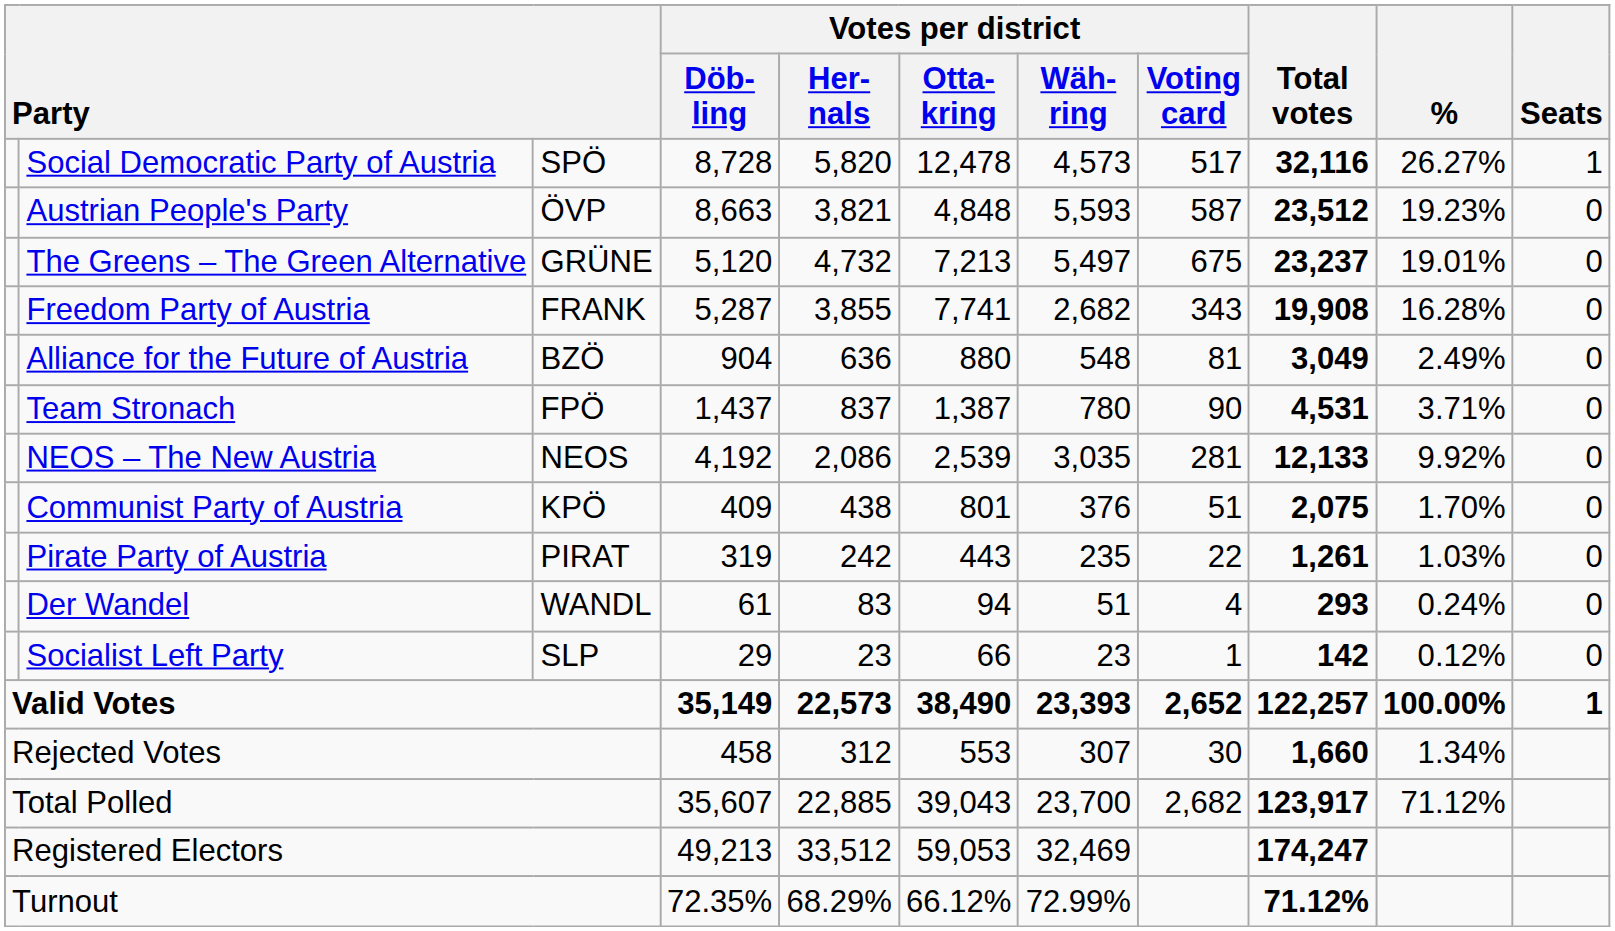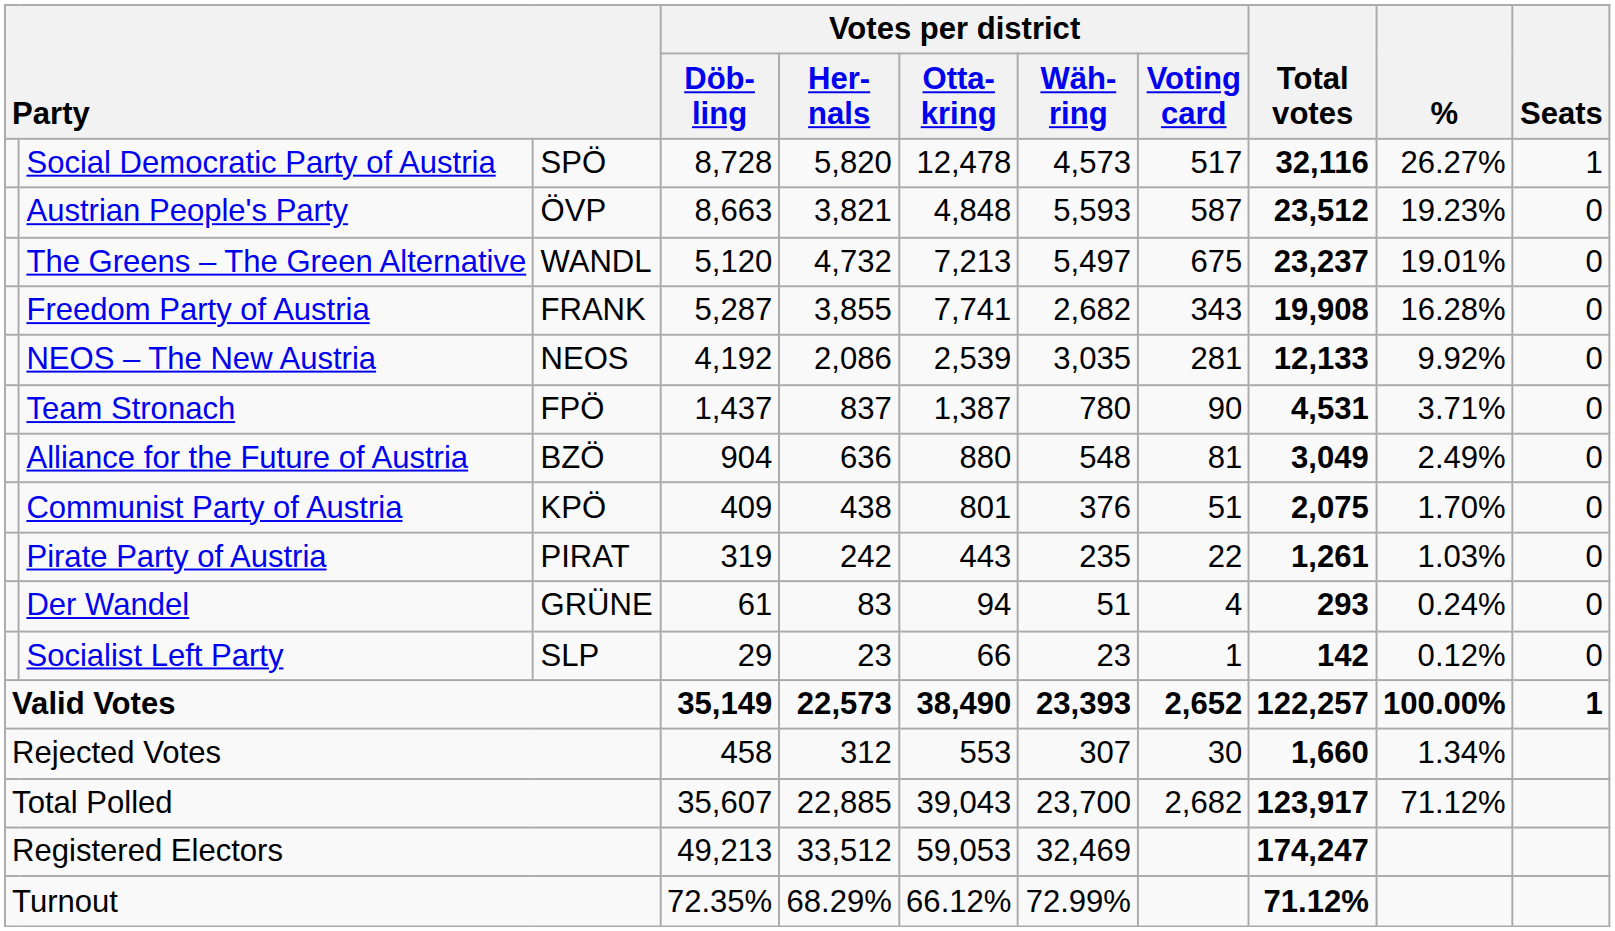(597, 260) GRÜNE -> (596, 260) WANDL
rows swapped: (201, 457) <-> (247, 359)
(596, 605) WANDL -> (597, 605) GRÜNE
